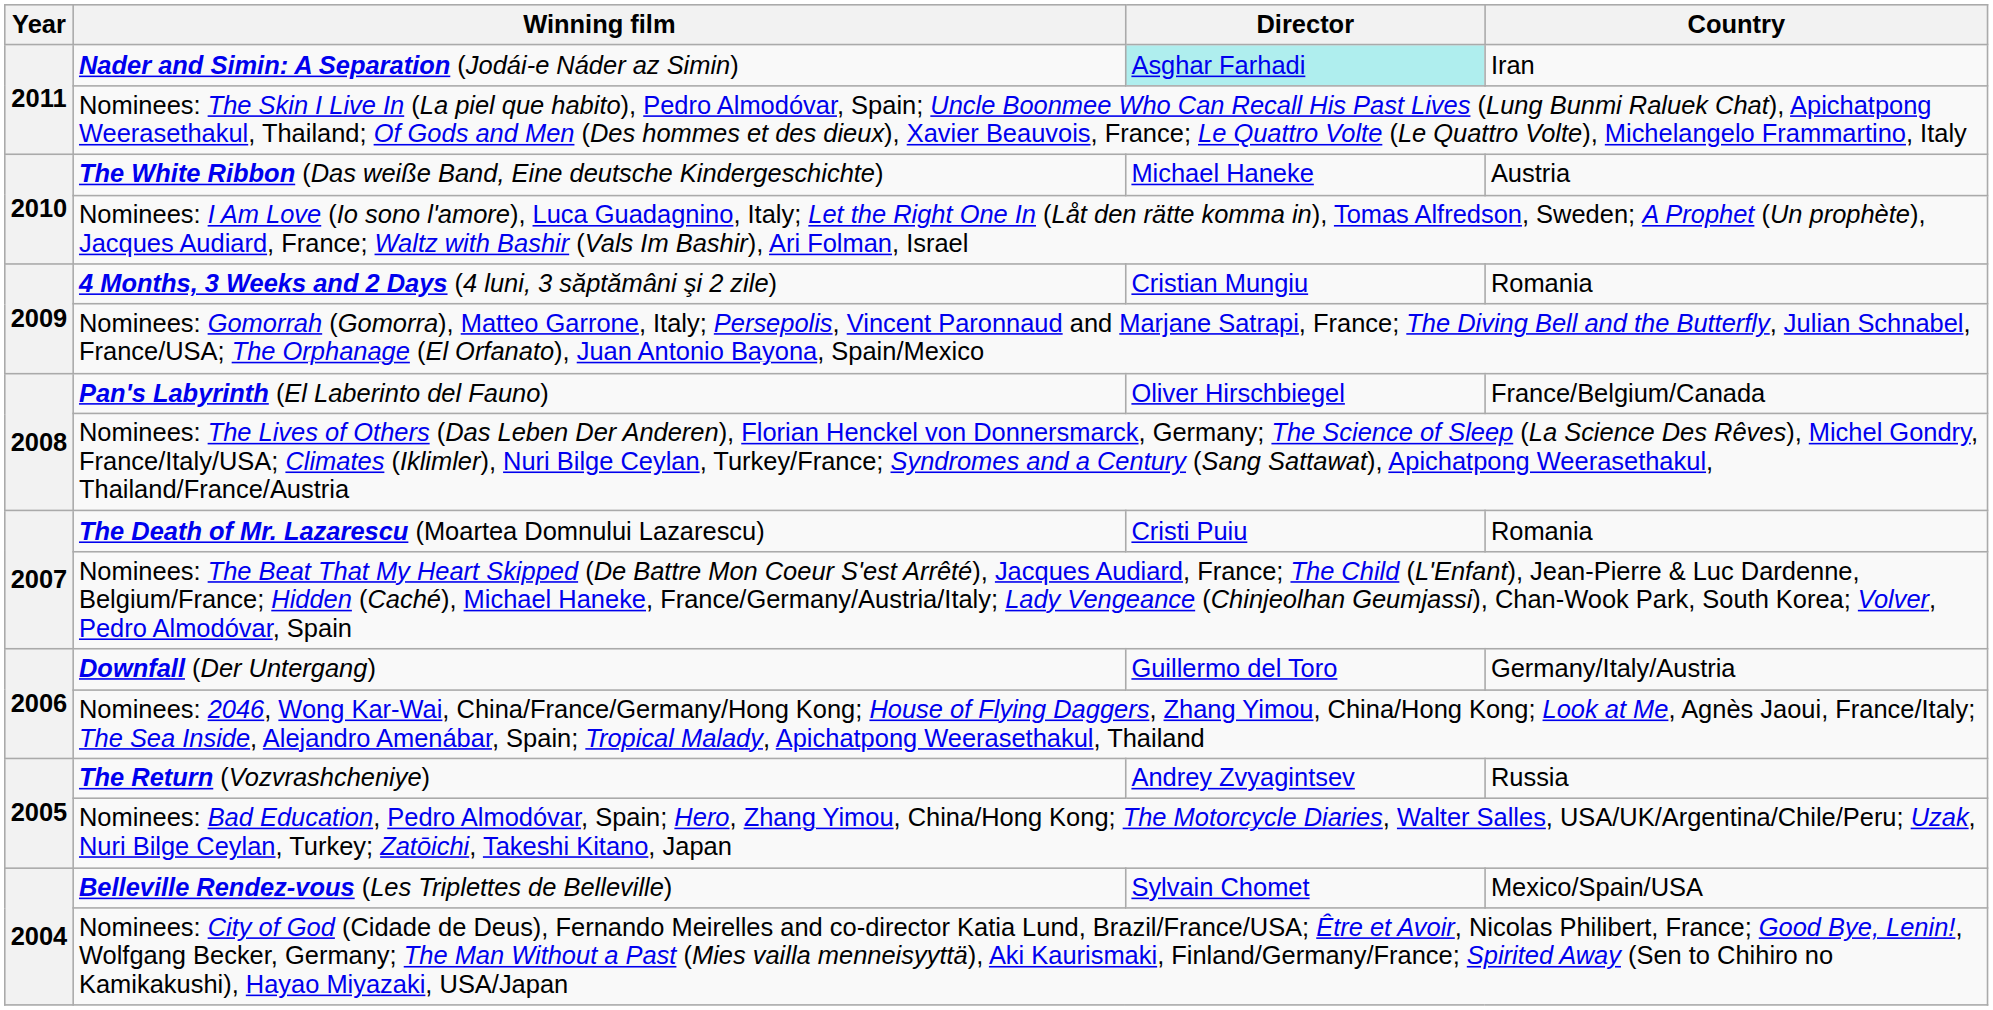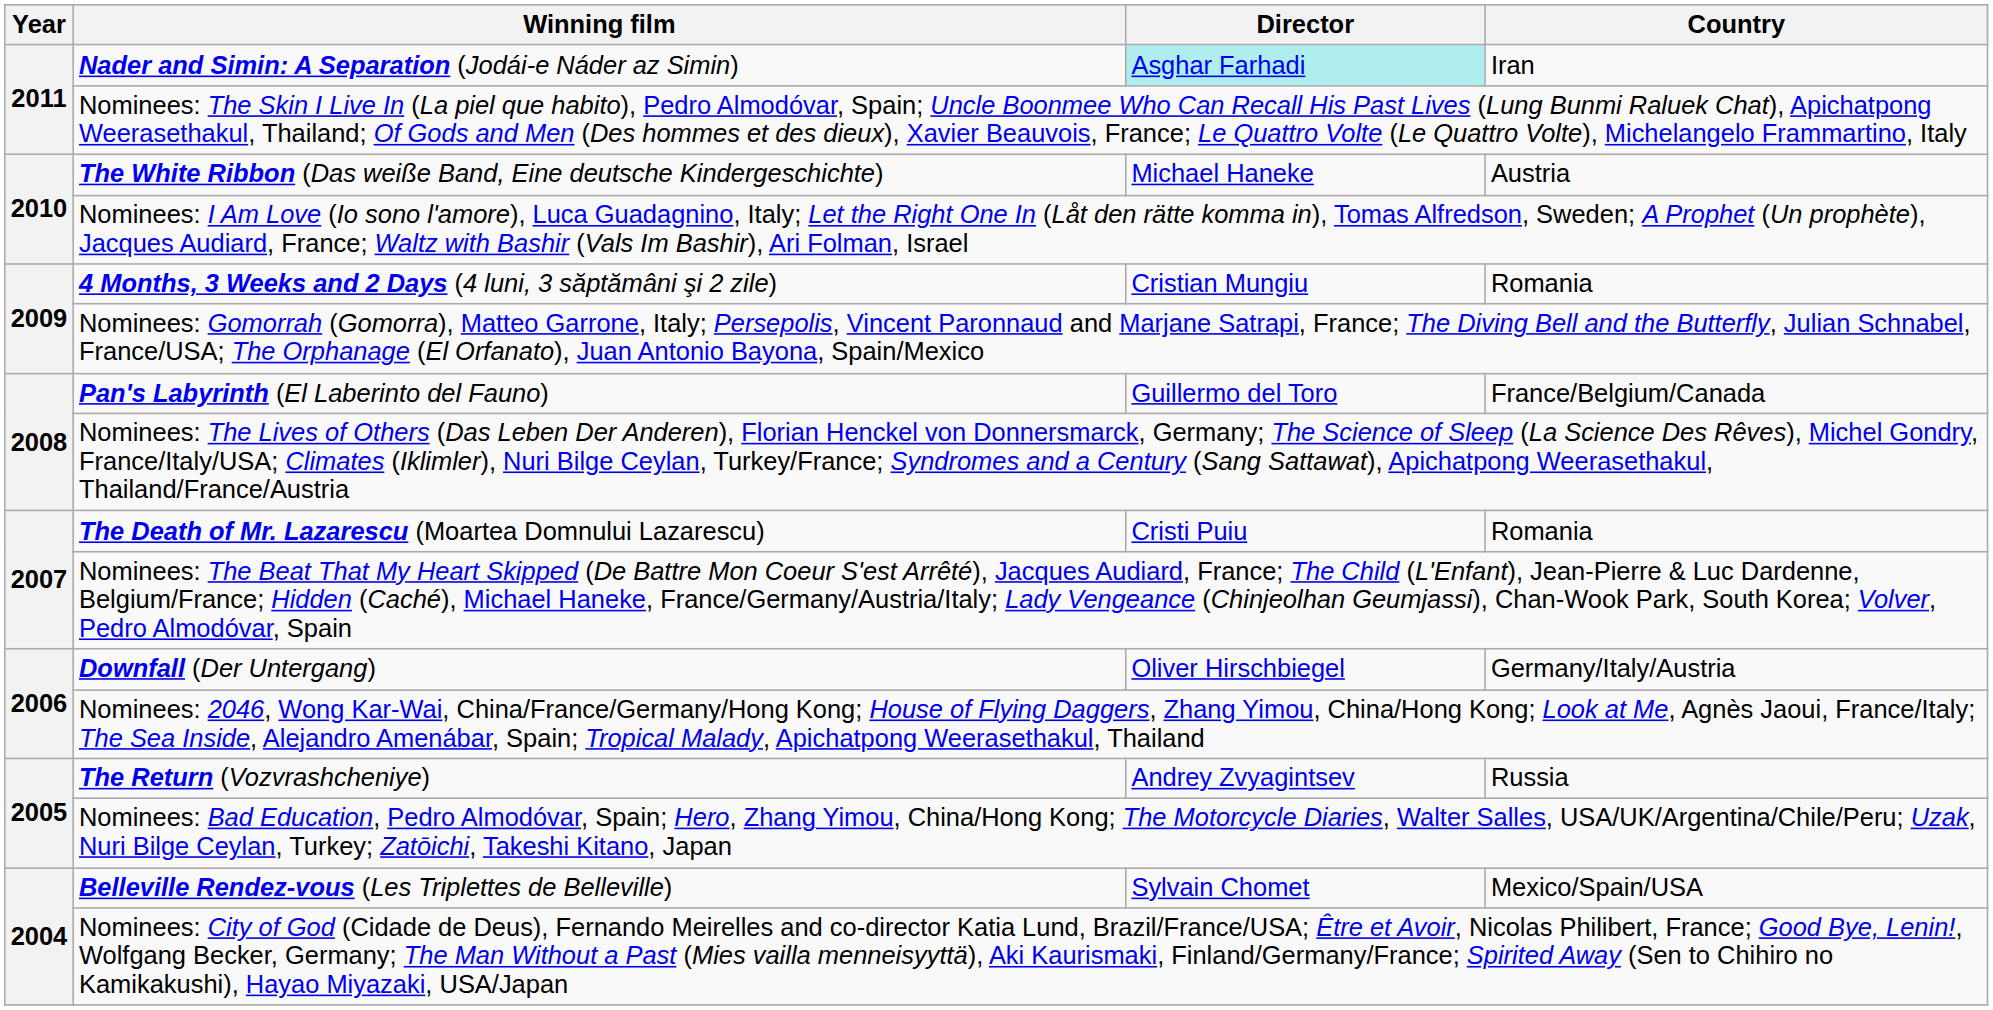(1238, 392) Oliver Hirschbiegel -> (1234, 392) Guillermo del Toro
(1234, 668) Guillermo del Toro -> (1238, 668) Oliver Hirschbiegel
